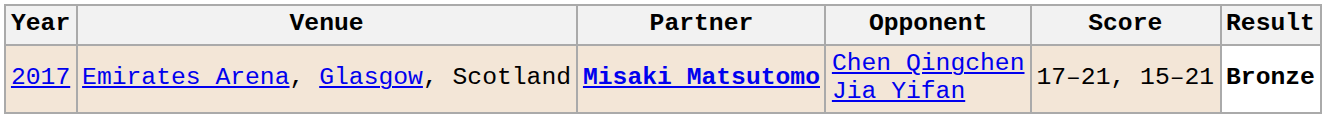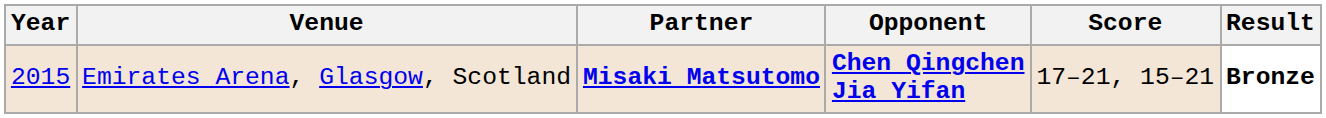(41, 79) 2017 -> (41, 79) 2015
(928, 79) normal -> (928, 79) bold
